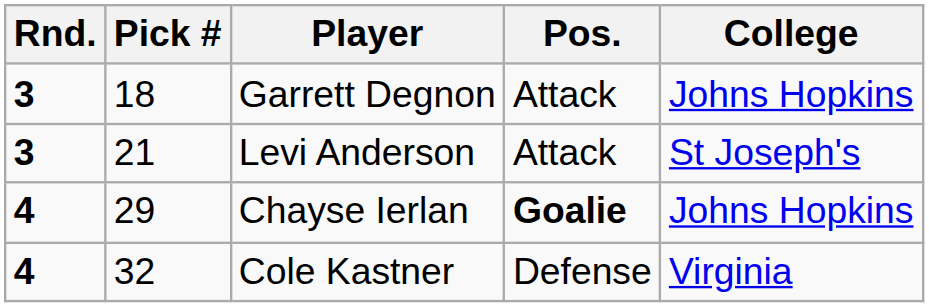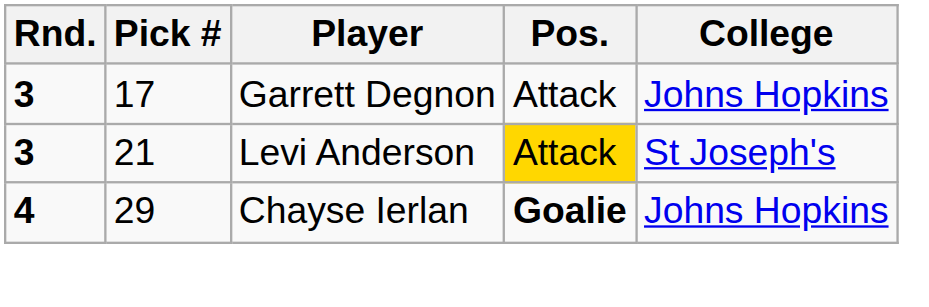(134, 93) 18 -> (134, 93) 17
(565, 152) no background -> (565, 152) gold background
- row: (347, 270)
